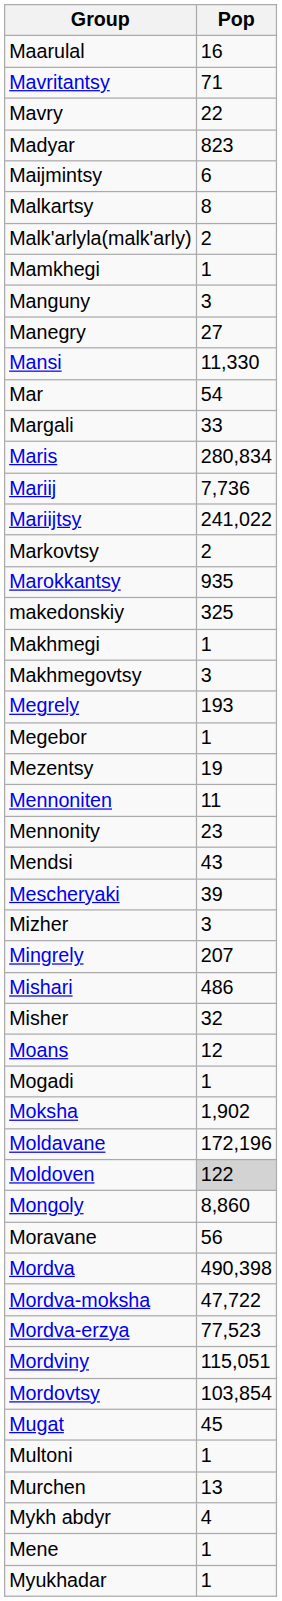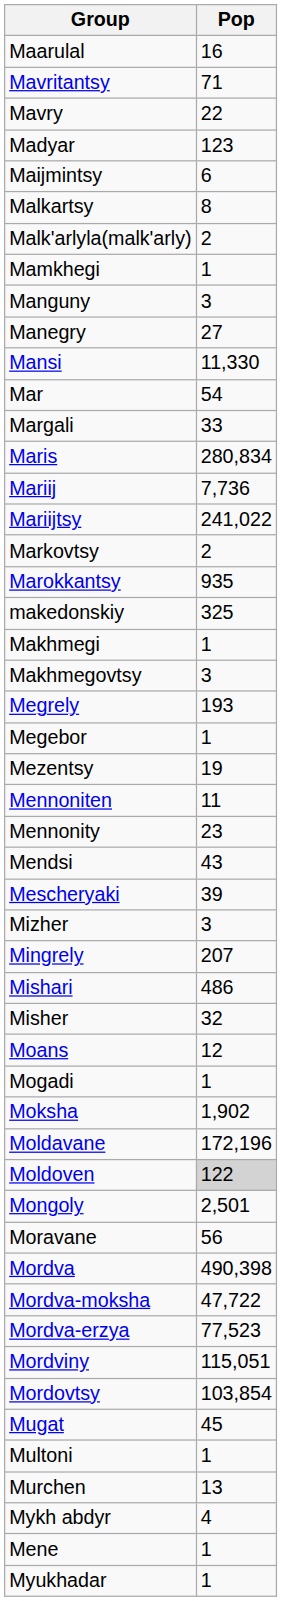(217, 144) 823 -> (217, 144) 123
(225, 1206) 8,860 -> (225, 1206) 2,501
